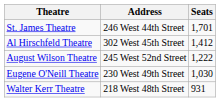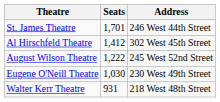columns swapped: (145, 12) <-> (202, 12)
